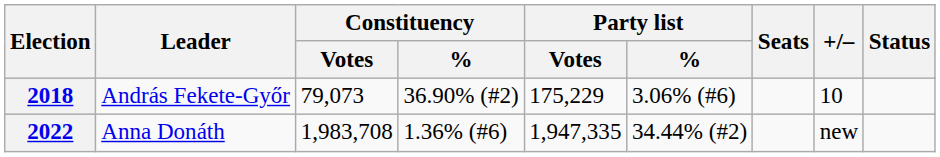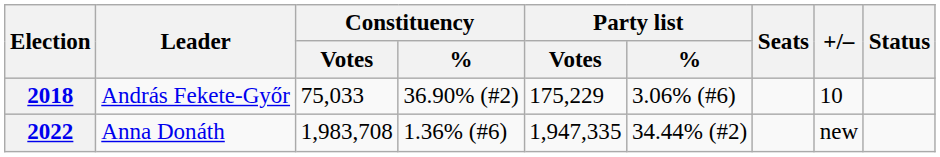(332, 95) 79,073 -> (332, 95) 75,033
